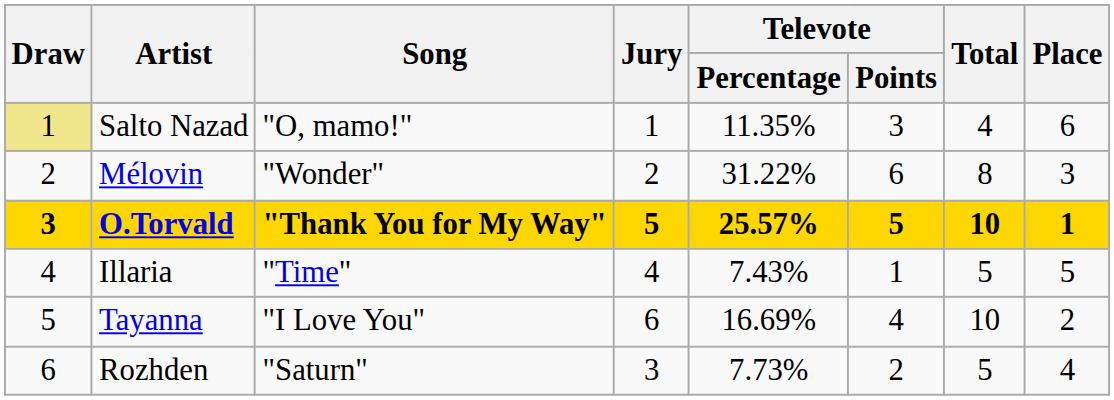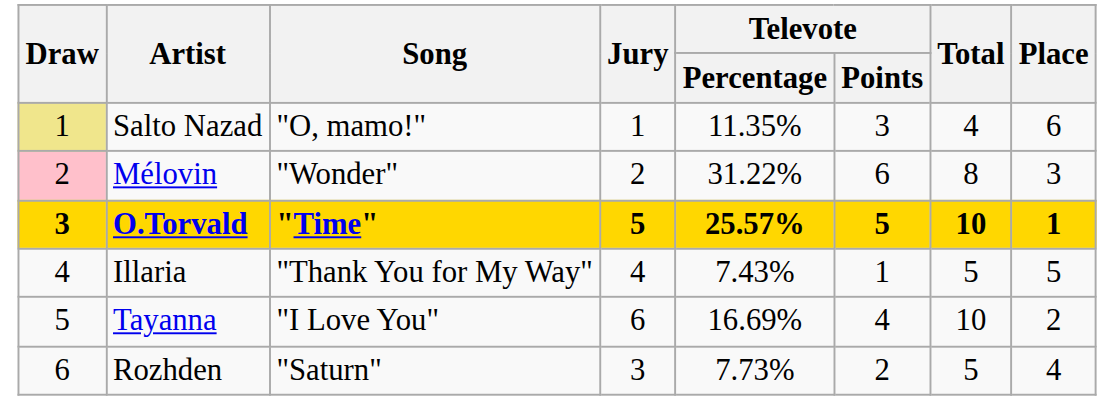(48, 175) no background -> (62, 175) pink background
(435, 223) "Thank You for My Way" -> (327, 223) "Time"
(307, 272) "Time" -> (435, 272) "Thank You for My Way"
